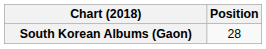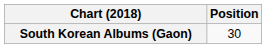(234, 33) 28 -> (234, 33) 30
